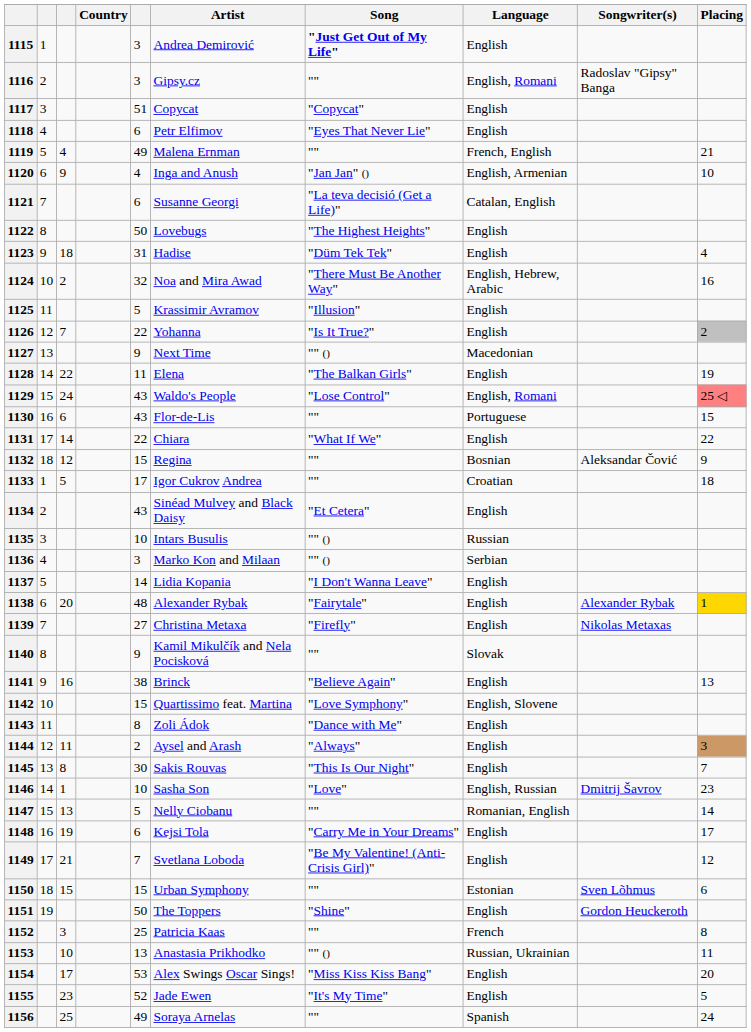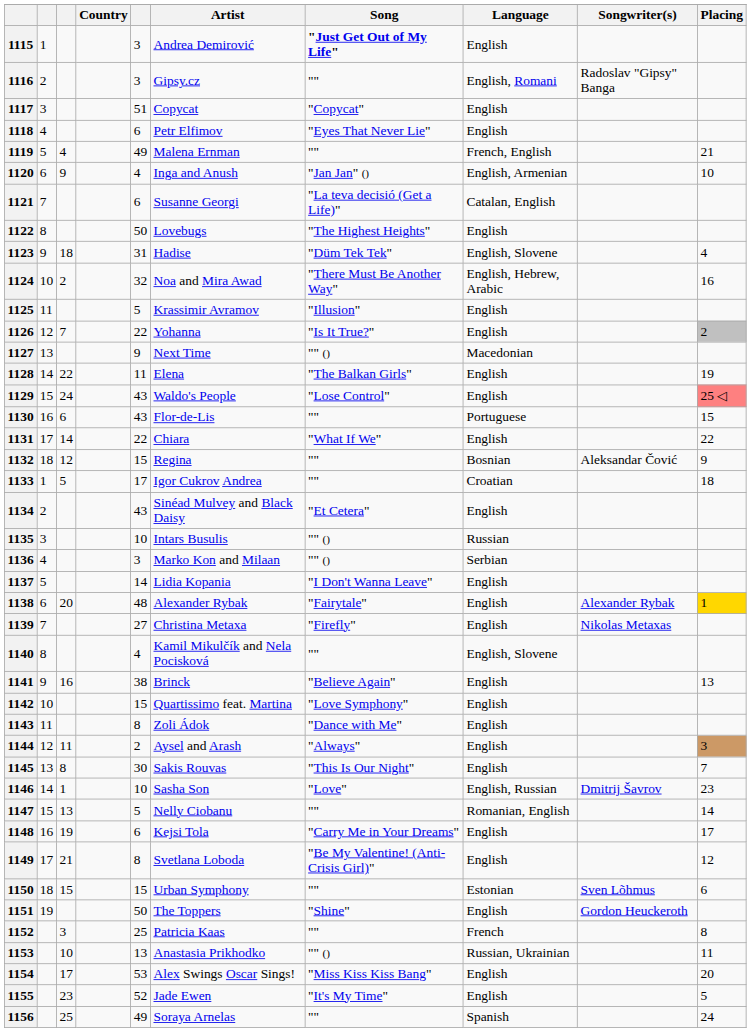(487, 252) English -> (512, 252) English, Slovene
(512, 395) English, Romani -> (487, 395) English
(137, 653) 9 -> (137, 653) 4
(485, 653) Slovak -> (512, 653) English, Slovene
(512, 703) English, Slovene -> (487, 703) English
(137, 860) 7 -> (137, 860) 8
